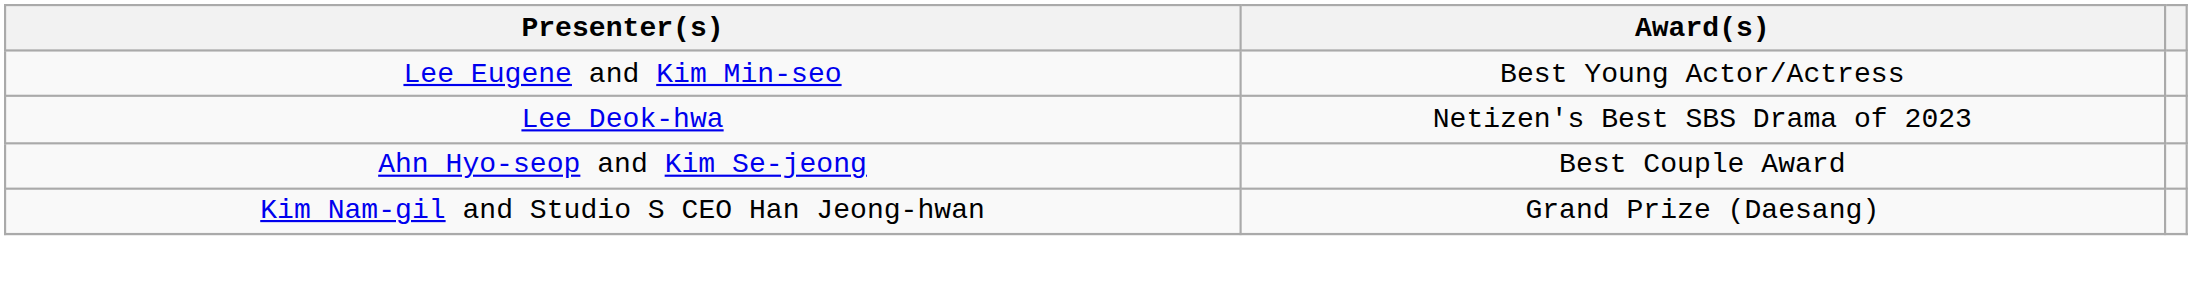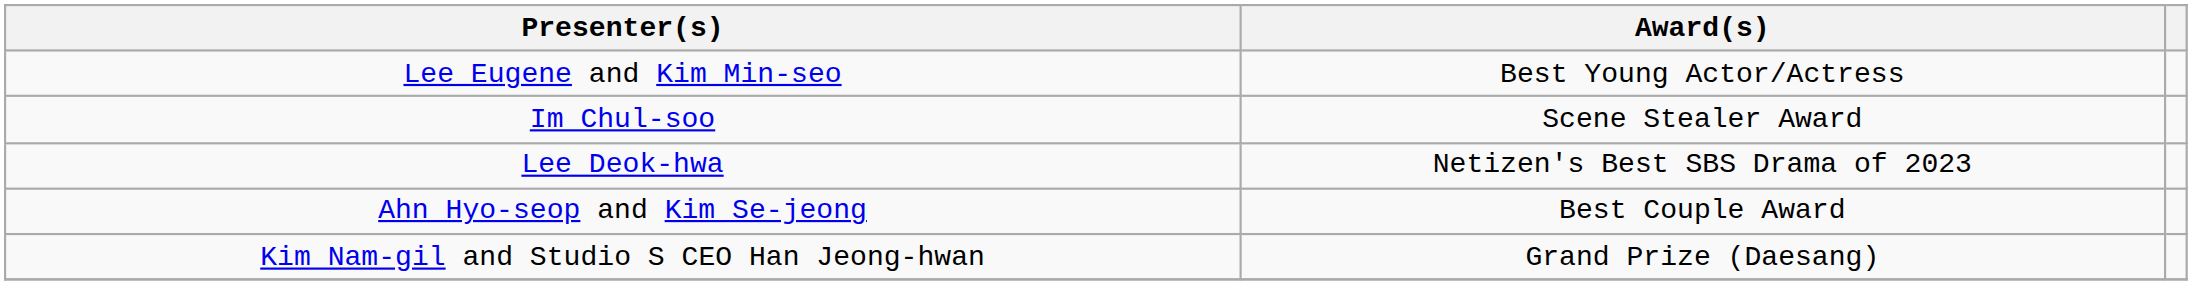+ row: (623, 119)
